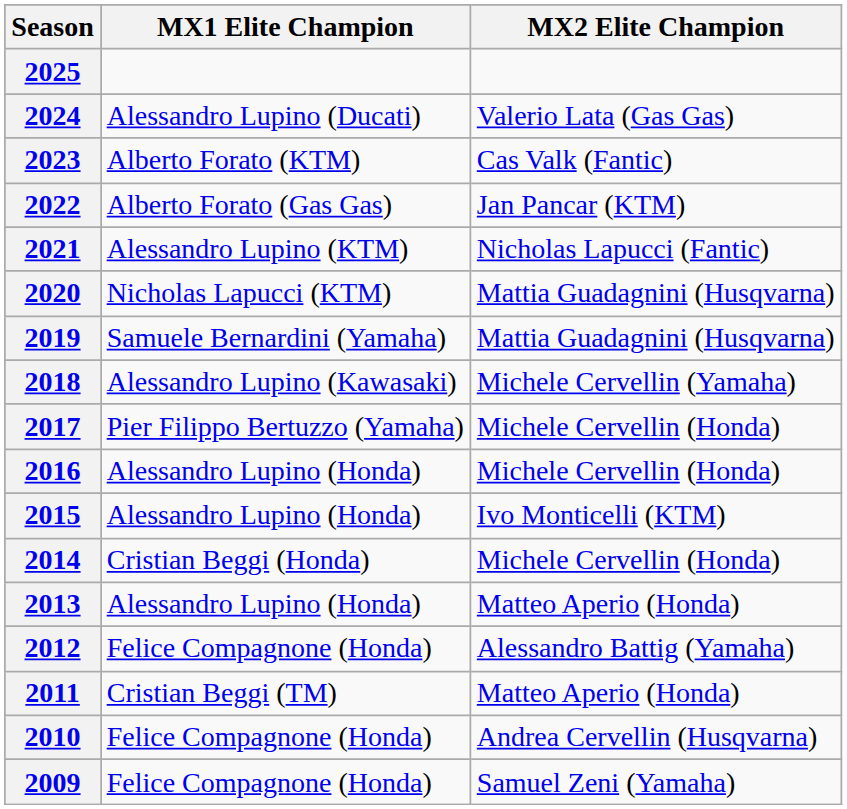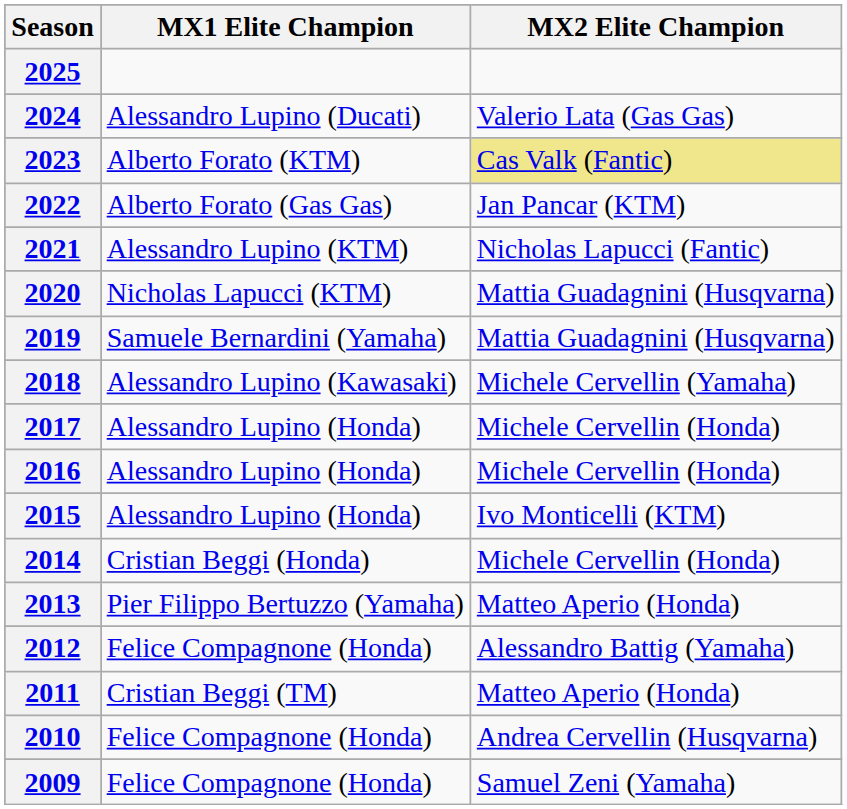(575, 159) no background -> (575, 159) khaki background
(285, 426) Pier Filippo Bertuzzo (Yamaha) -> (264, 426) Alessandro Lupino (Honda)
(264, 603) Alessandro Lupino (Honda) -> (285, 603) Pier Filippo Bertuzzo (Yamaha)
